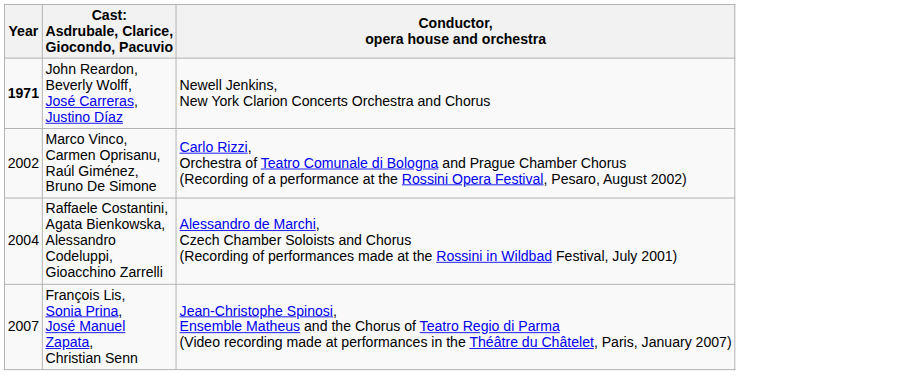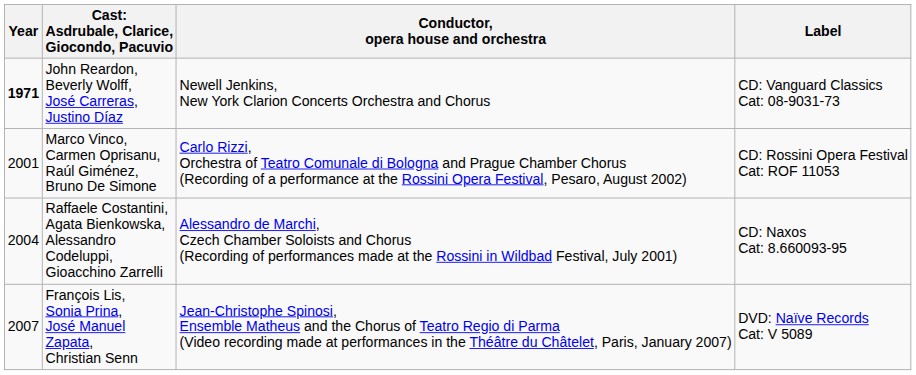+ column: (823, 31)
(23, 163) 2002 -> (23, 163) 2001
